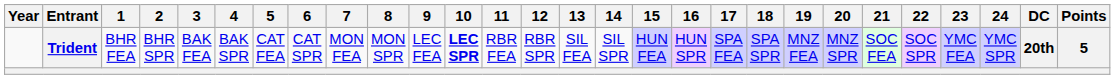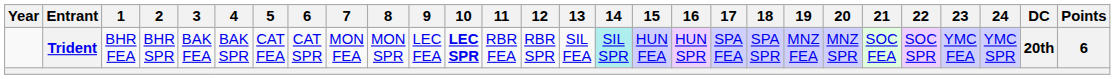(614, 47) no background -> (614, 47) paleturquoise background
(1084, 47) 5 -> (1084, 47) 6
